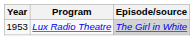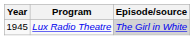(17, 27) 1953 -> (17, 27) 1945
